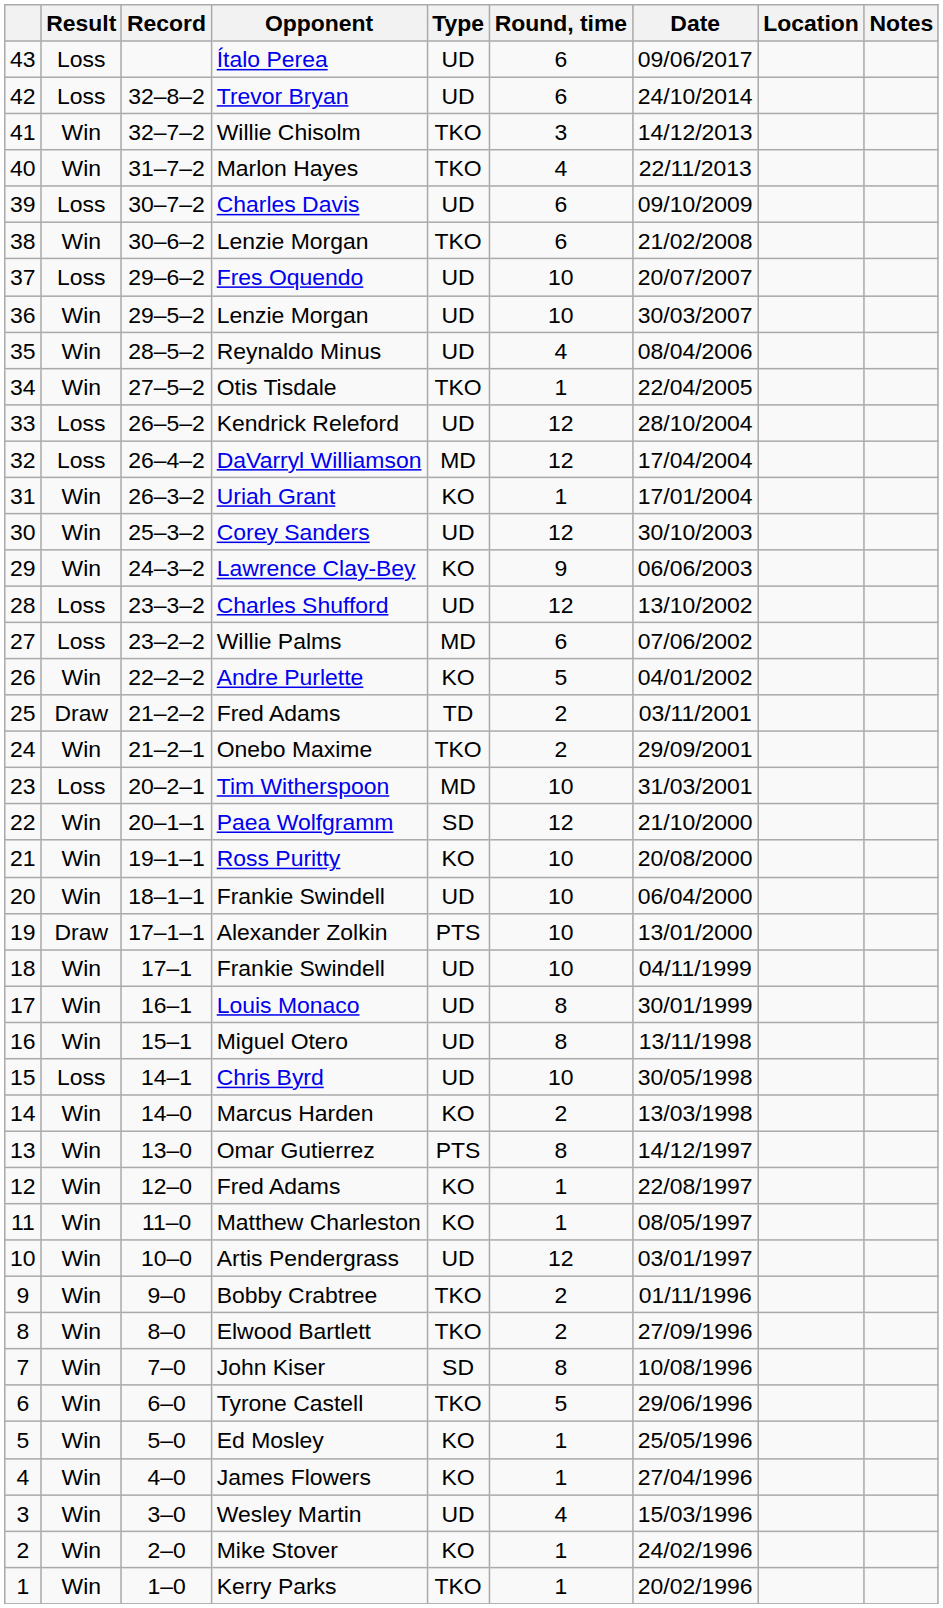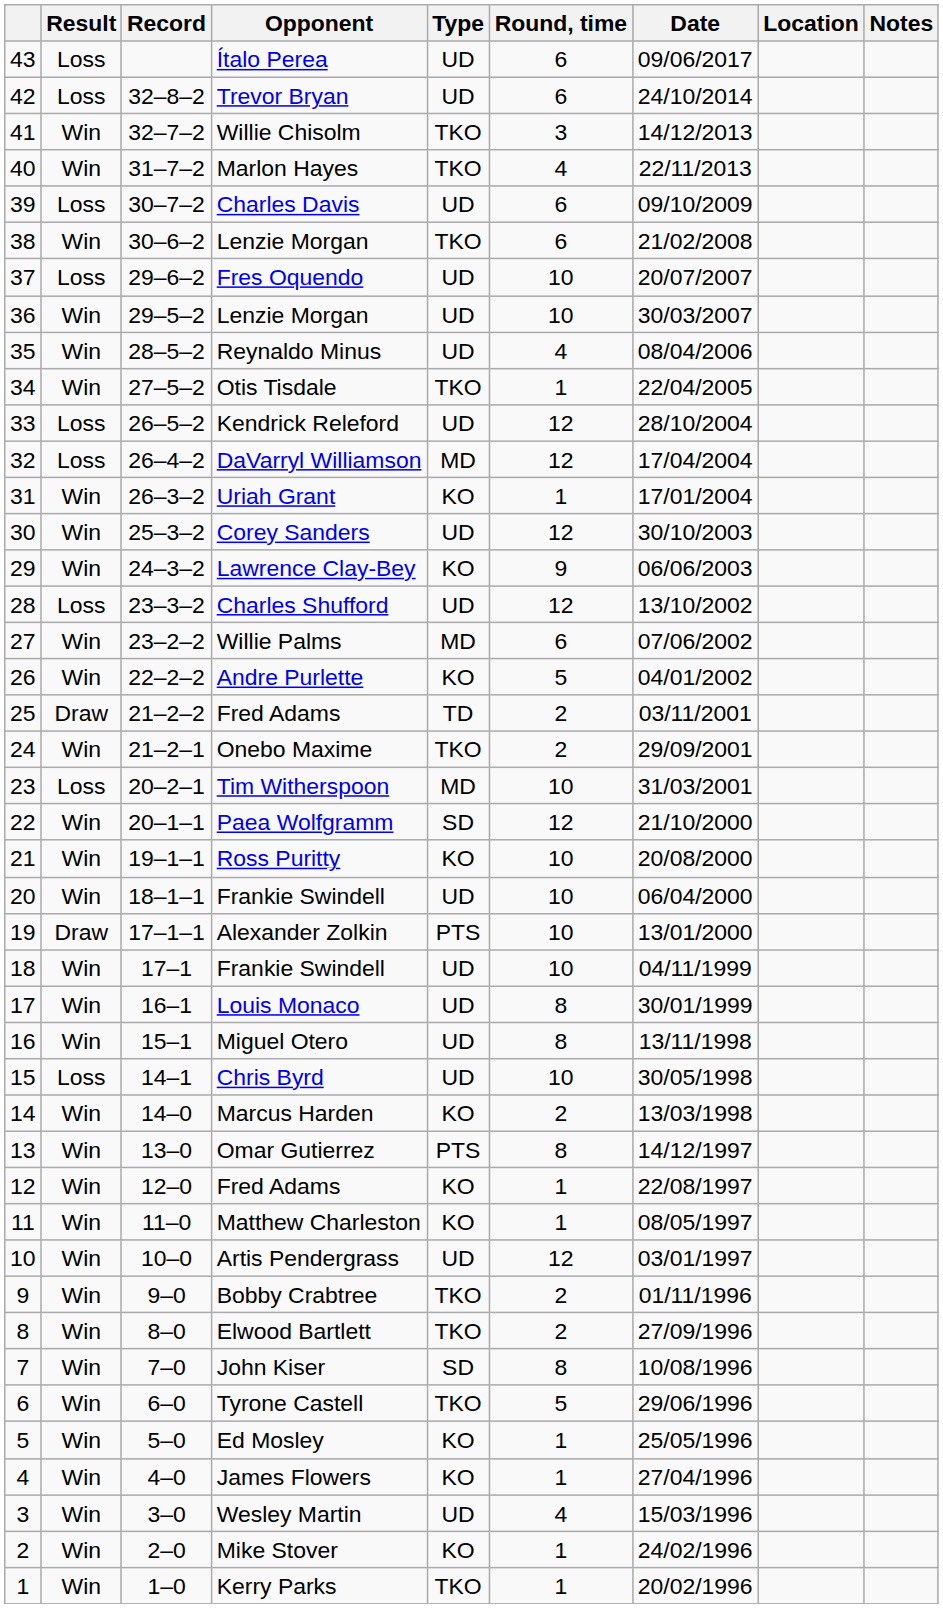(81, 641) Loss -> (81, 641) Win
